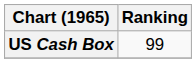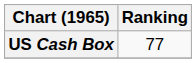(155, 44) 99 -> (155, 44) 77
